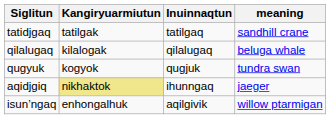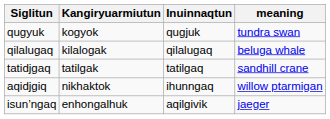rows swapped: (26, 68) <-> (29, 31)
(86, 86) khaki background -> (86, 86) no background
(253, 86) jaeger -> (280, 86) willow ptarmigan
(280, 104) willow ptarmigan -> (253, 104) jaeger
